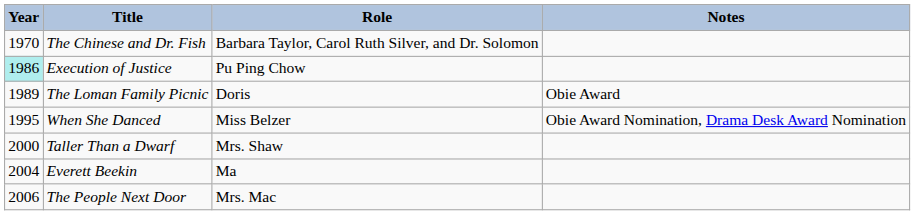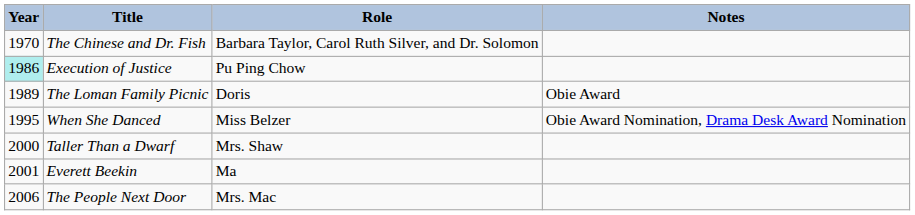(24, 171) 2004 -> (24, 171) 2001
